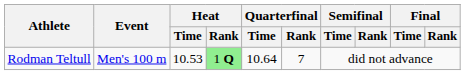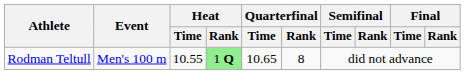(188, 58) 10.53 -> (188, 58) 10.55
(262, 58) 10.64 -> (262, 58) 10.65
(301, 58) 7 -> (301, 58) 8
